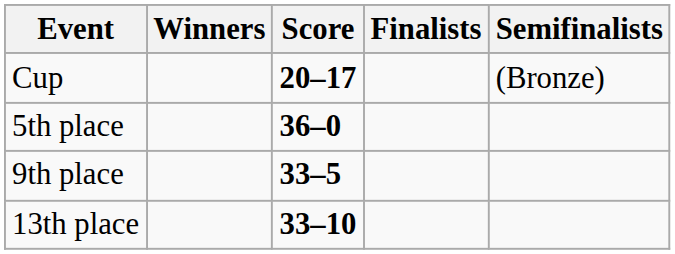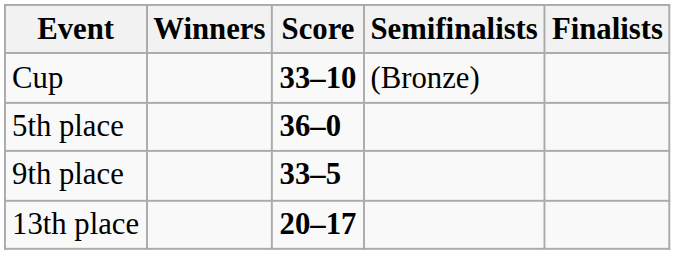columns swapped: (426, 28) <-> (579, 28)
(318, 77) 20–17 -> (318, 77) 33–10
(318, 223) 33–10 -> (318, 223) 20–17
